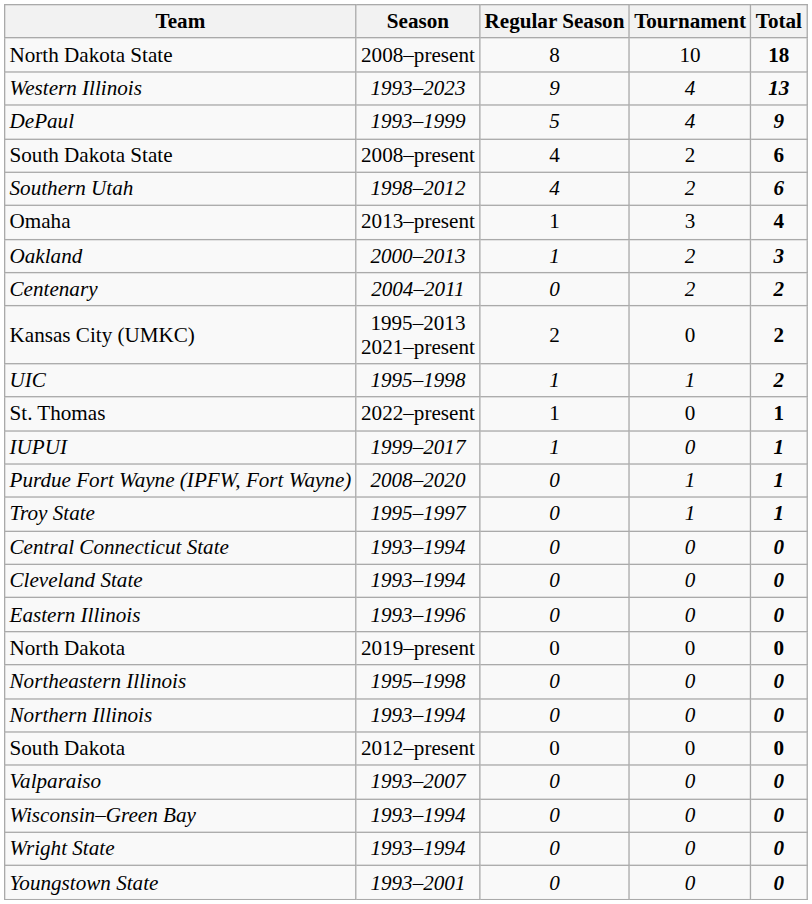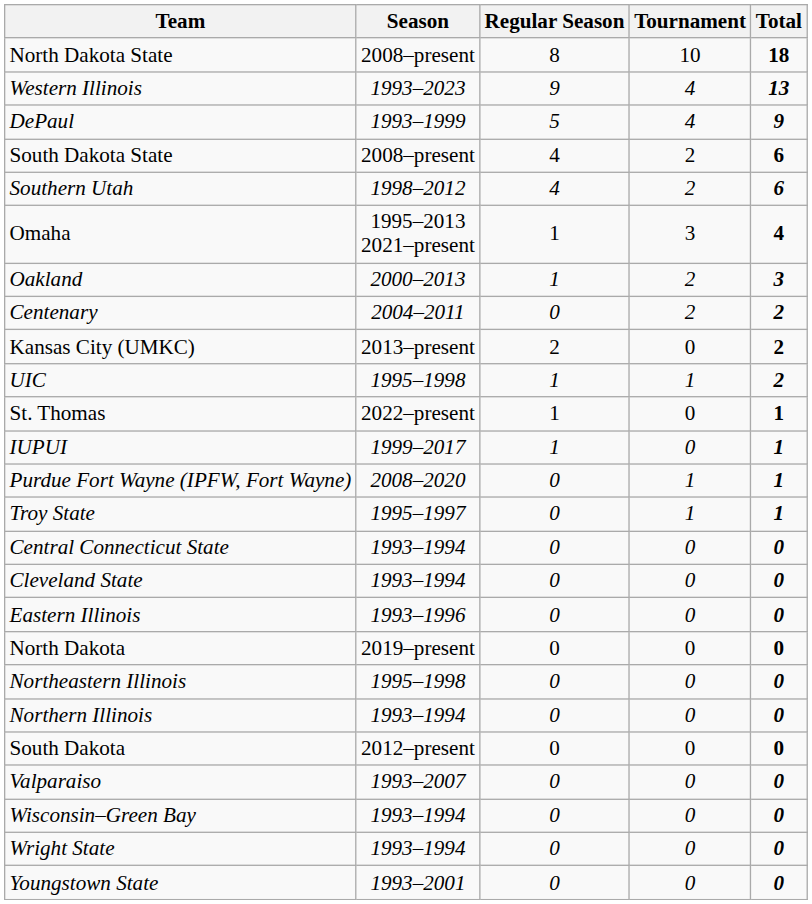(418, 222) 2013–present -> (418, 234) 1995–2013 2021–present
(418, 334) 1995–2013 2021–present -> (418, 346) 2013–present
